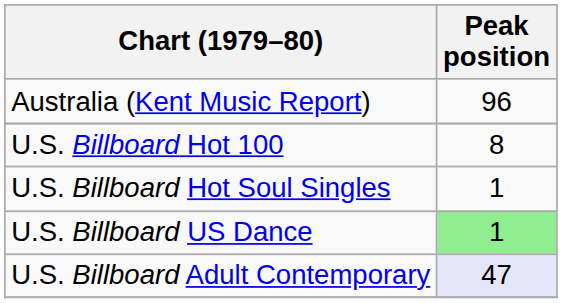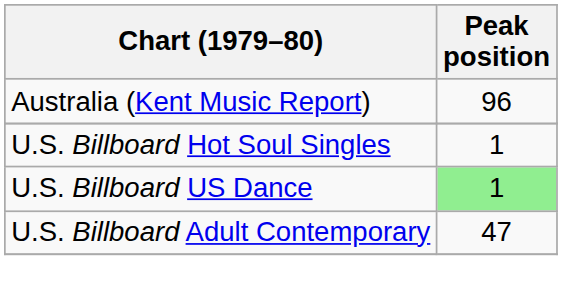- row: (147, 144)
(497, 275) lavender background -> (497, 231) no background
